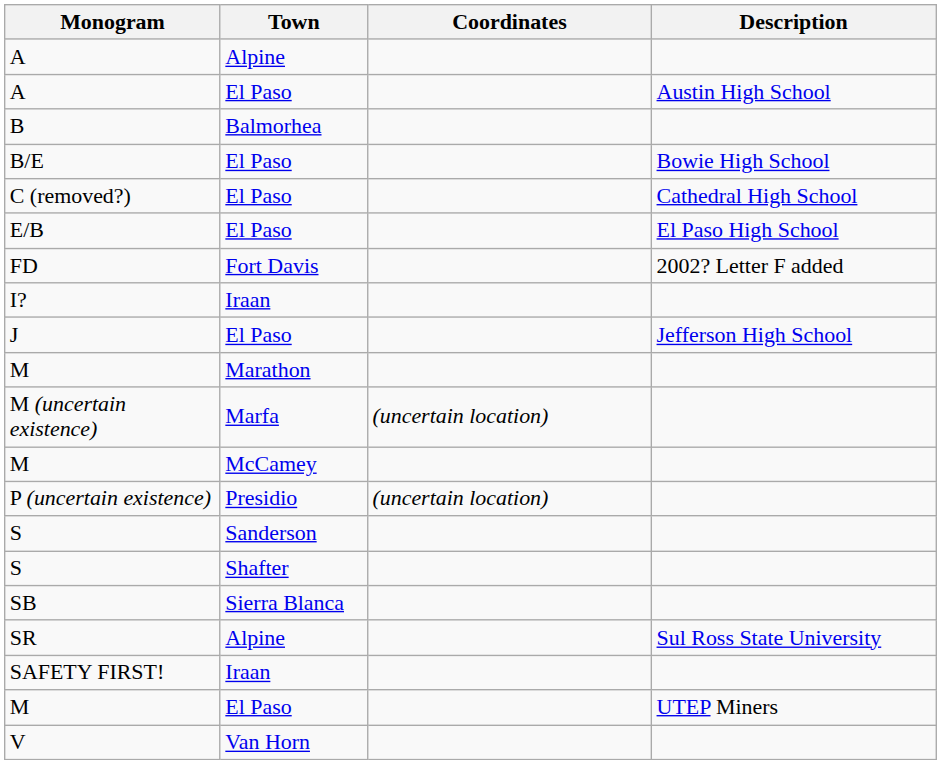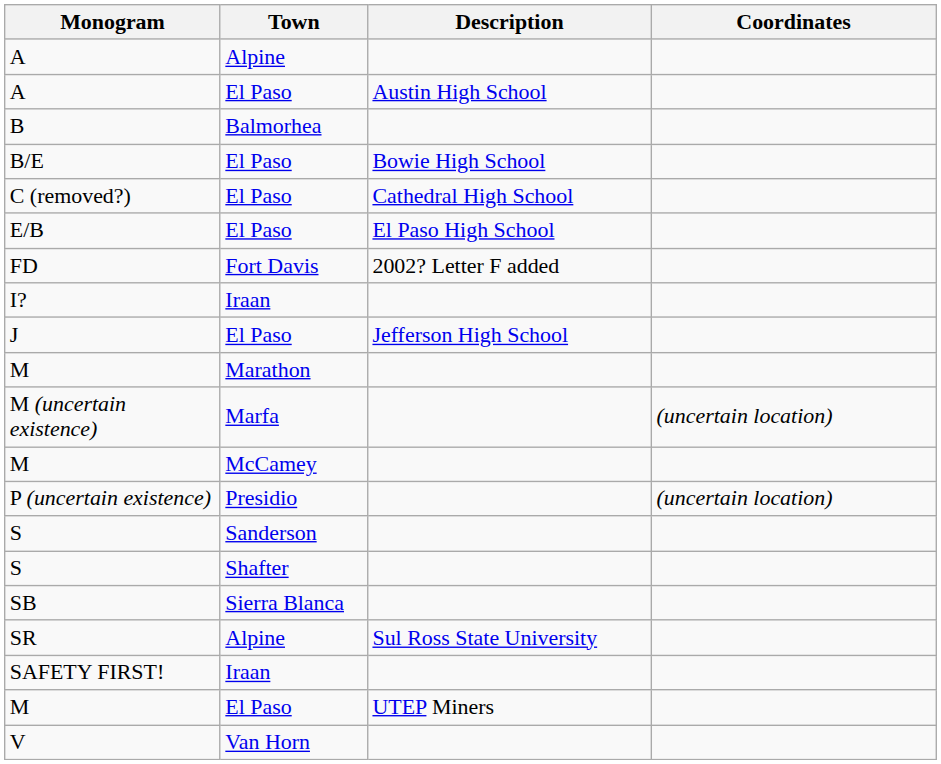columns swapped: (794, 21) <-> (509, 21)
